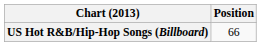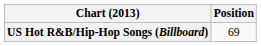(234, 32) 66 -> (234, 32) 69
